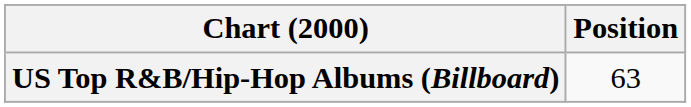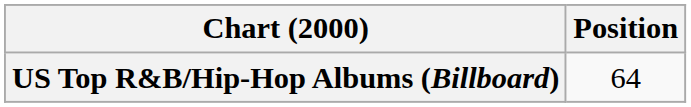(626, 76) 63 -> (626, 76) 64
